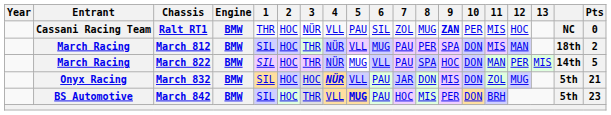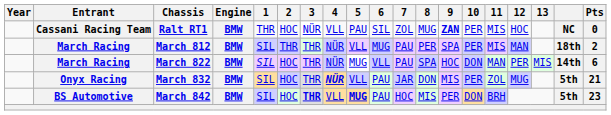(289, 46) HOC -> (289, 46) THR
(473, 46) DON -> (473, 46) PER
(595, 63) 5 -> (595, 63) 6
(312, 80) HOC -> (312, 80) THR
(473, 80) DON -> (473, 80) PER
(312, 97) normal -> (312, 97) bold
